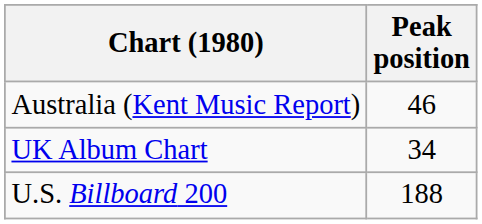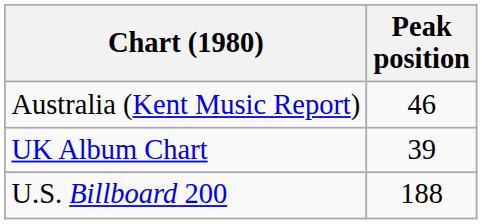(422, 149) 34 -> (422, 149) 39
